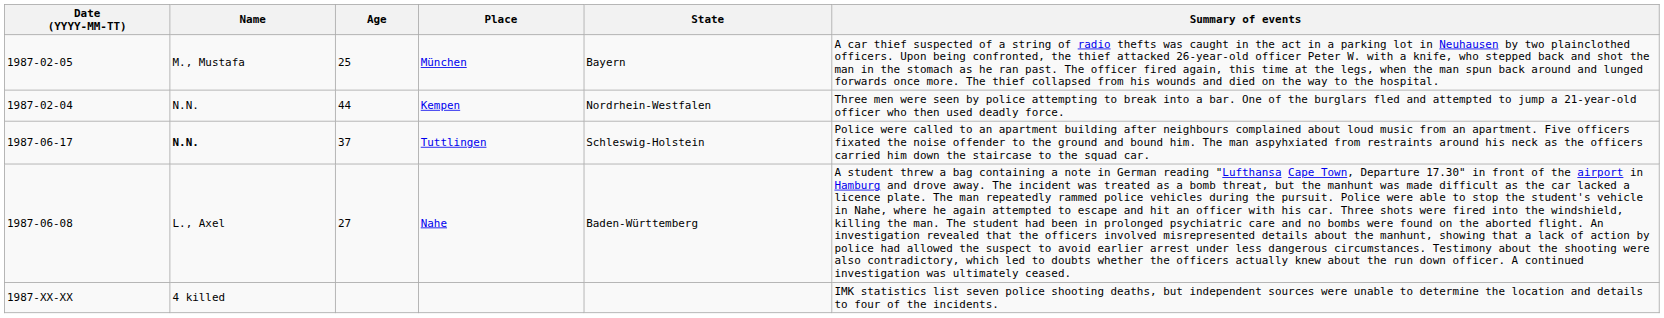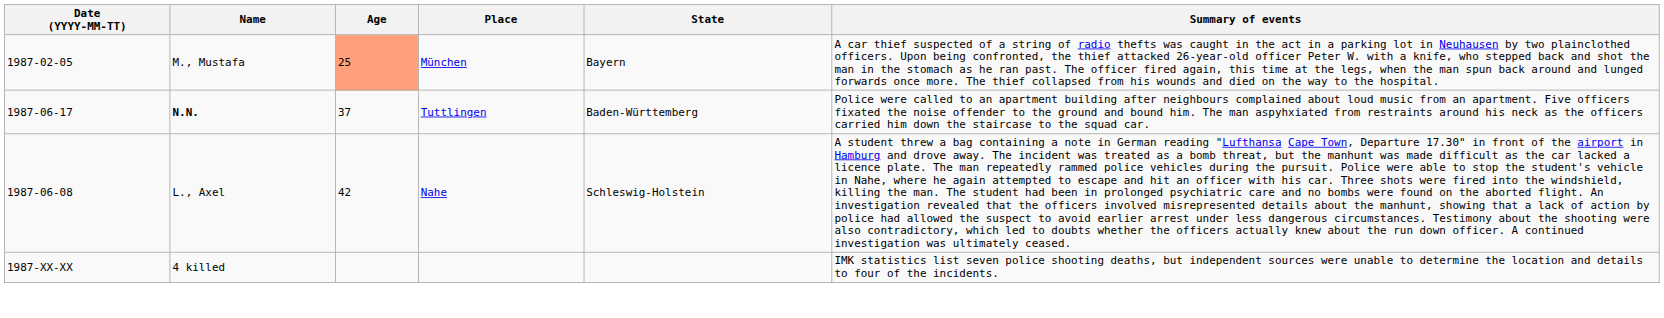(345, 63) no background -> (345, 63) lightsalmon background
- row: (440, 106)
(645, 142) Schleswig-Holstein -> (642, 112) Baden-Württemberg
(345, 223) 27 -> (345, 193) 42
(642, 223) Baden-Württemberg -> (645, 193) Schleswig-Holstein
